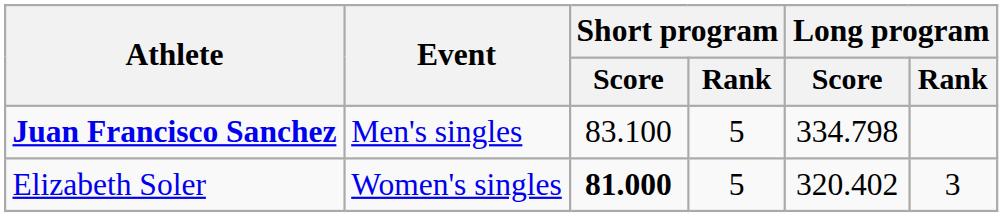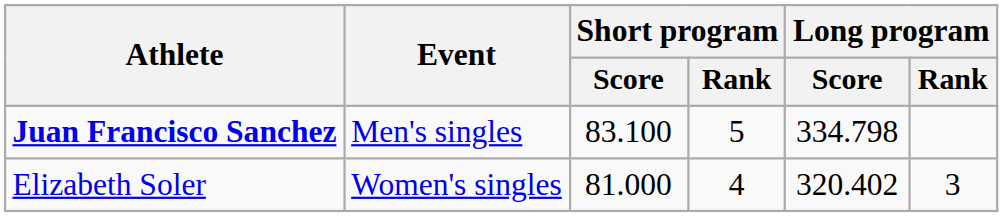(628, 184) bold -> (628, 184) normal
(737, 184) 5 -> (737, 184) 4
